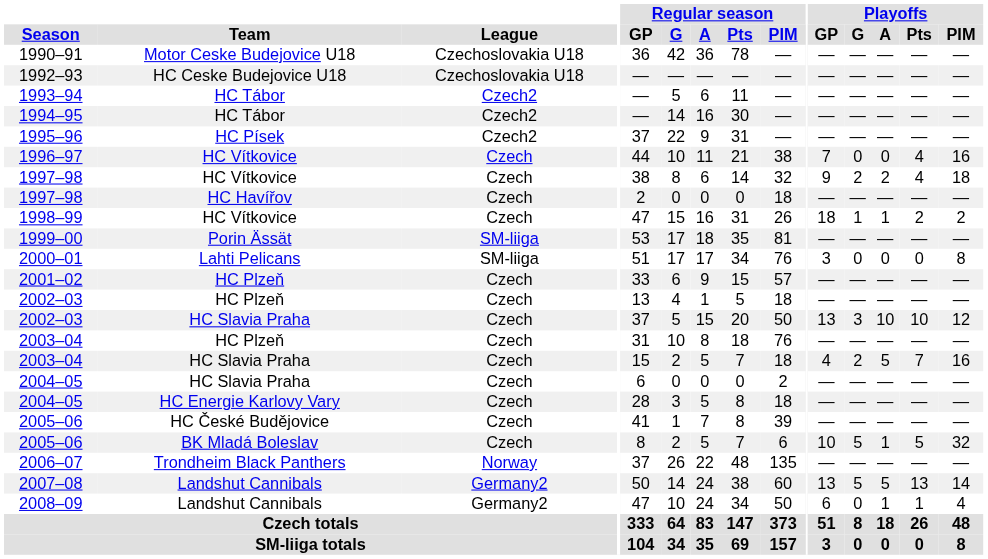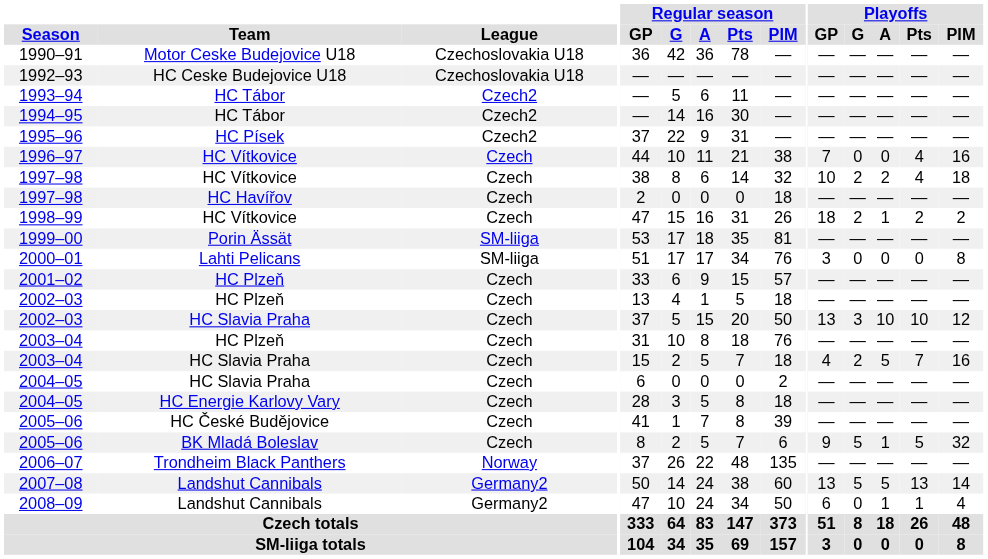(826, 177) 9 -> (826, 177) 10
(858, 218) 1 -> (858, 218) 2
(826, 442) 10 -> (826, 442) 9
